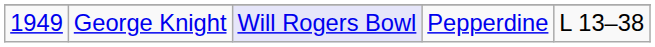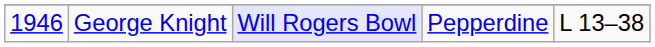(37, 23) 1949 -> (37, 23) 1946
